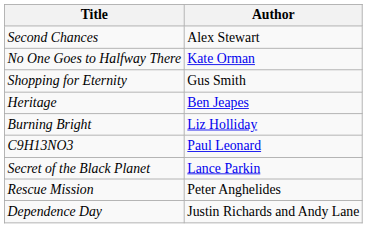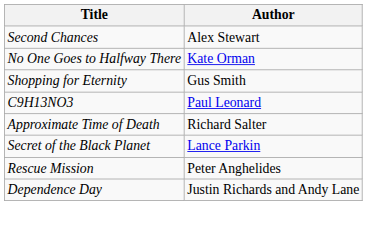- row: (32, 102)
- row: (49, 124)
+ row: (84, 124)
